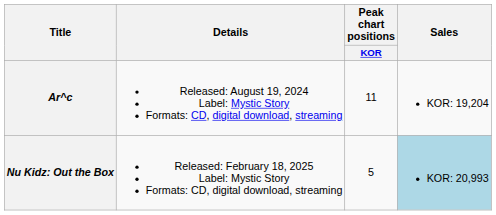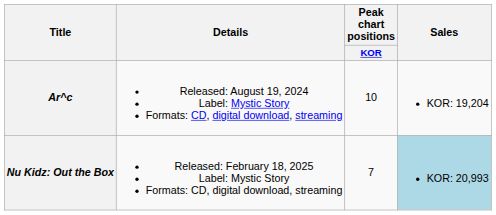(371, 98) 11 -> (371, 98) 10
(371, 172) 5 -> (371, 172) 7
